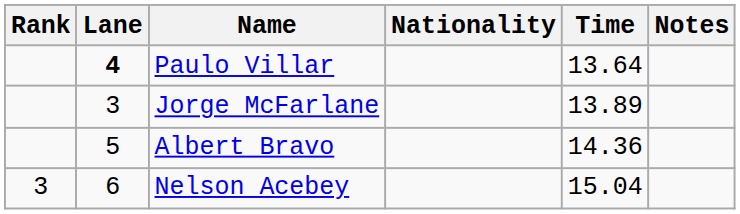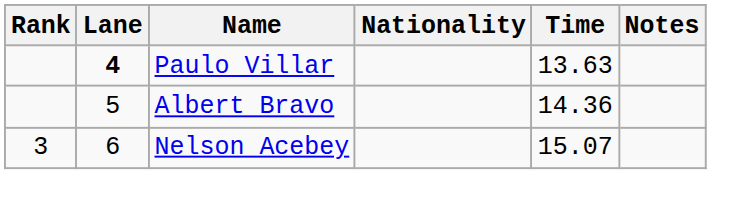(605, 66) 13.64 -> (575, 66) 13.63
- row: (267, 107)
(605, 188) 15.04 -> (575, 147) 15.07
